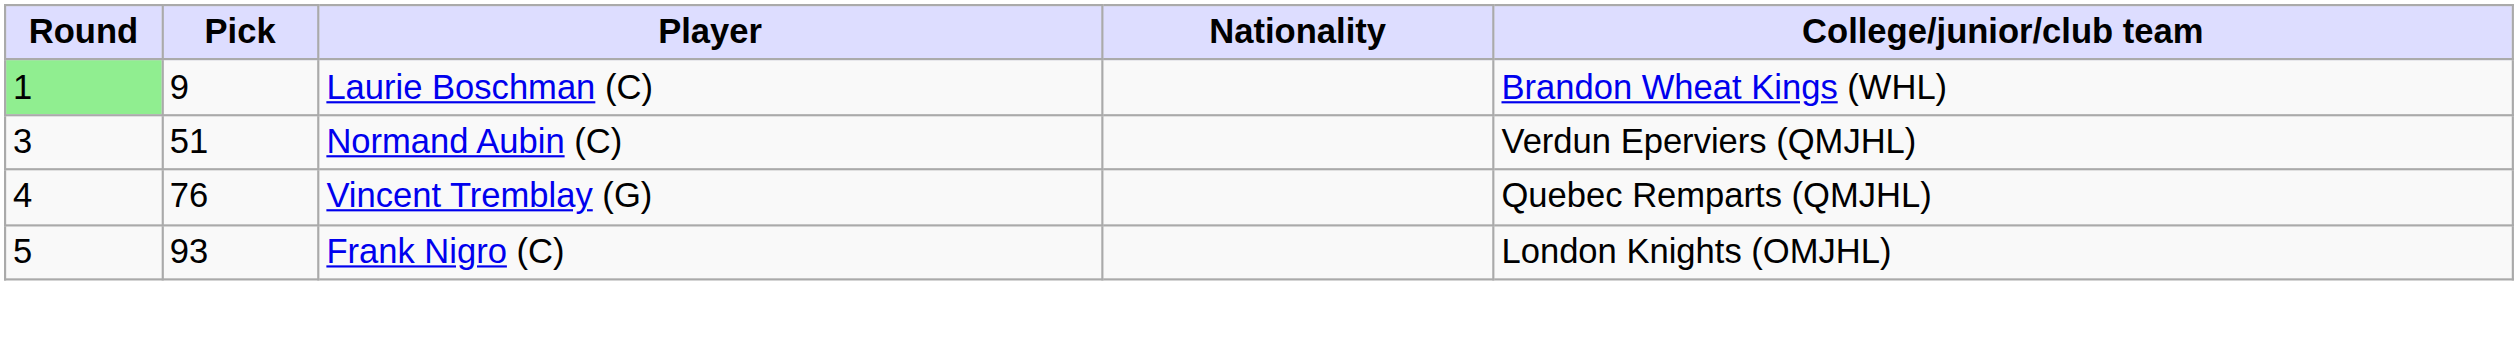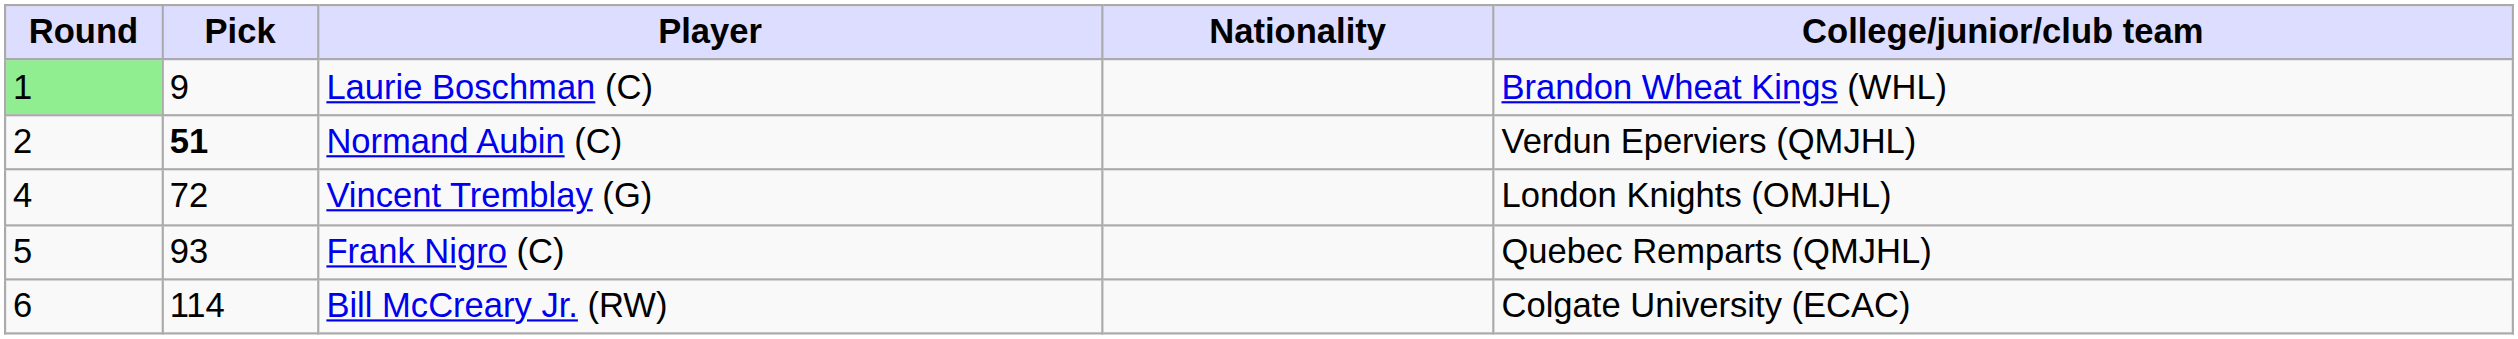(23, 141) 3 -> (23, 141) 2
(189, 141) normal -> (189, 141) bold
(189, 196) 76 -> (189, 196) 72
(1717, 196) Quebec Remparts (QMJHL) -> (1696, 196) London Knights (OMJHL)
(1696, 251) London Knights (OMJHL) -> (1717, 251) Quebec Remparts (QMJHL)
+ row: (497, 305)
